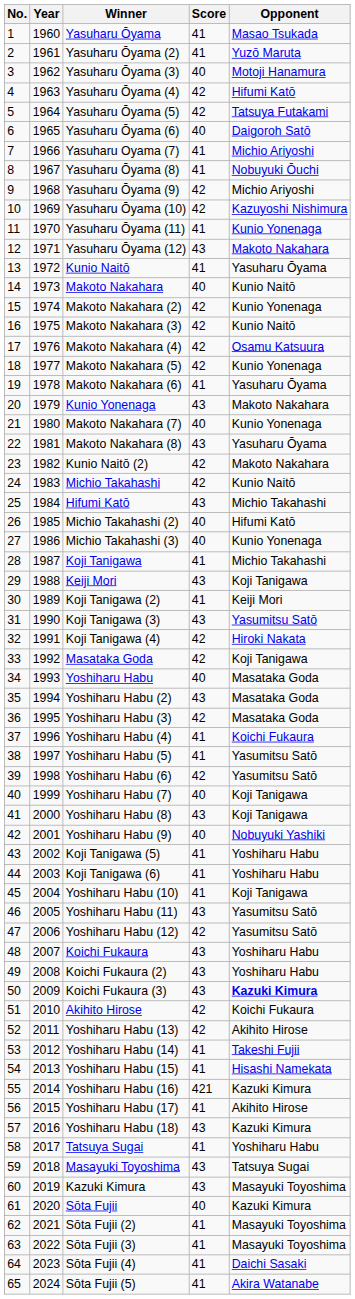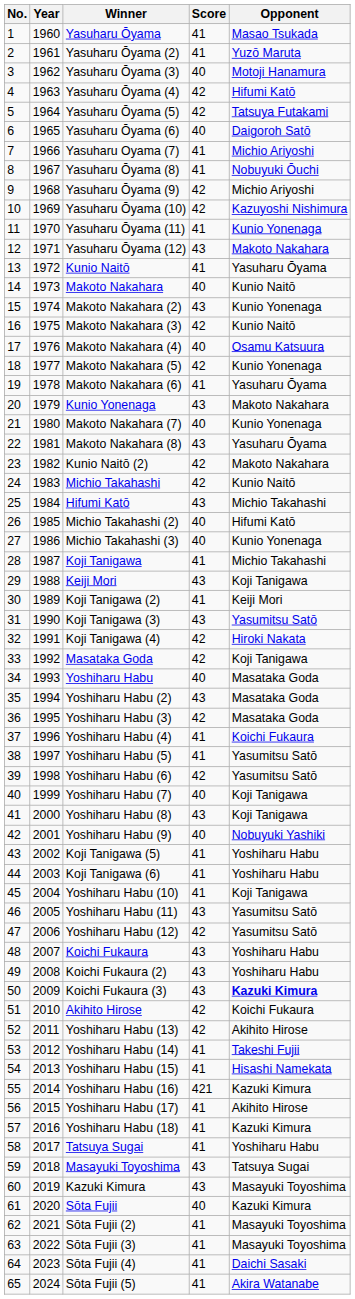(199, 307) 42 -> (199, 307) 43
(199, 346) 42 -> (199, 346) 40
(199, 1127) 43 -> (199, 1127) 41
